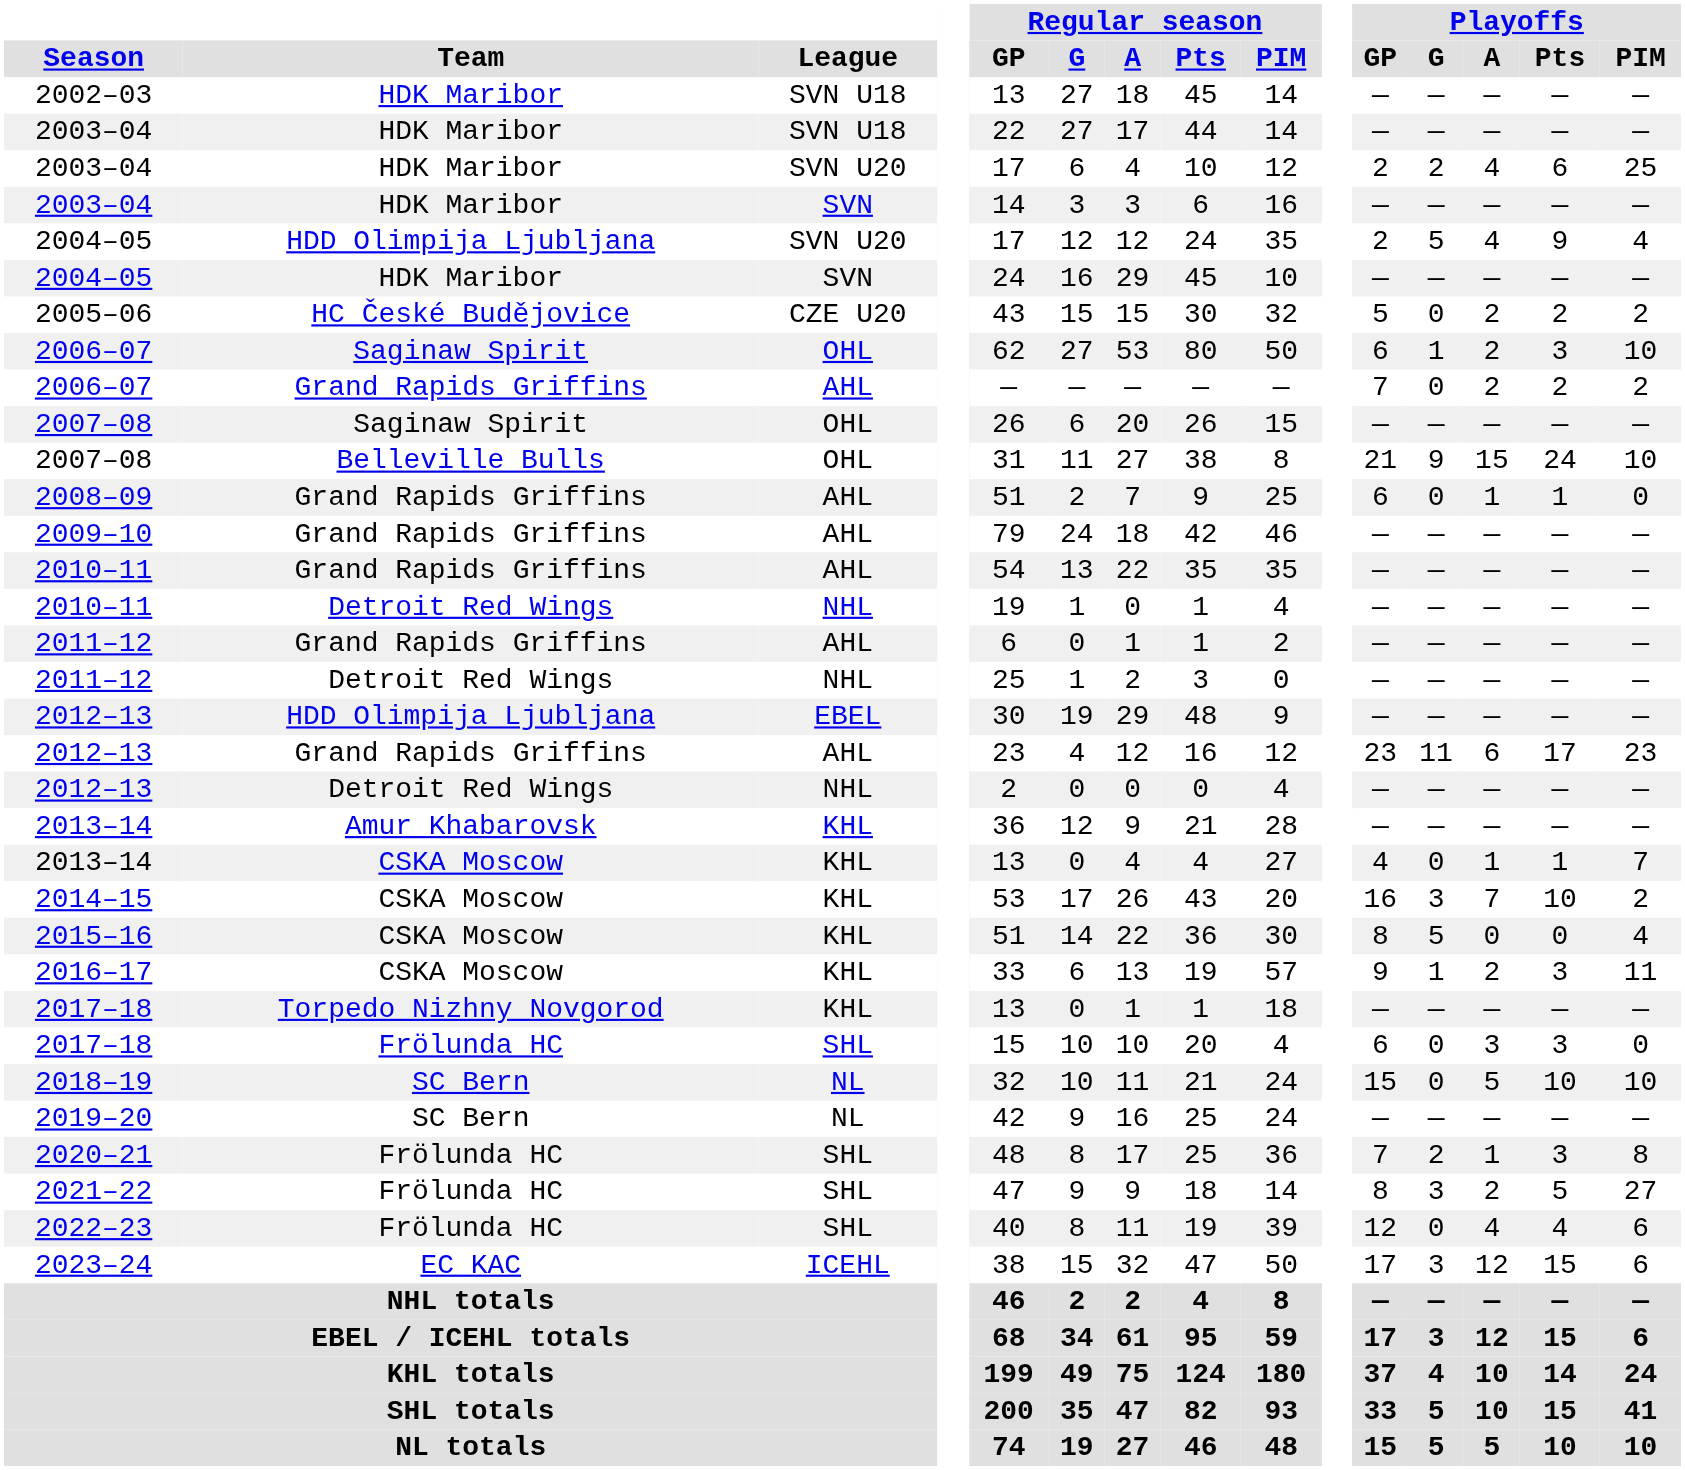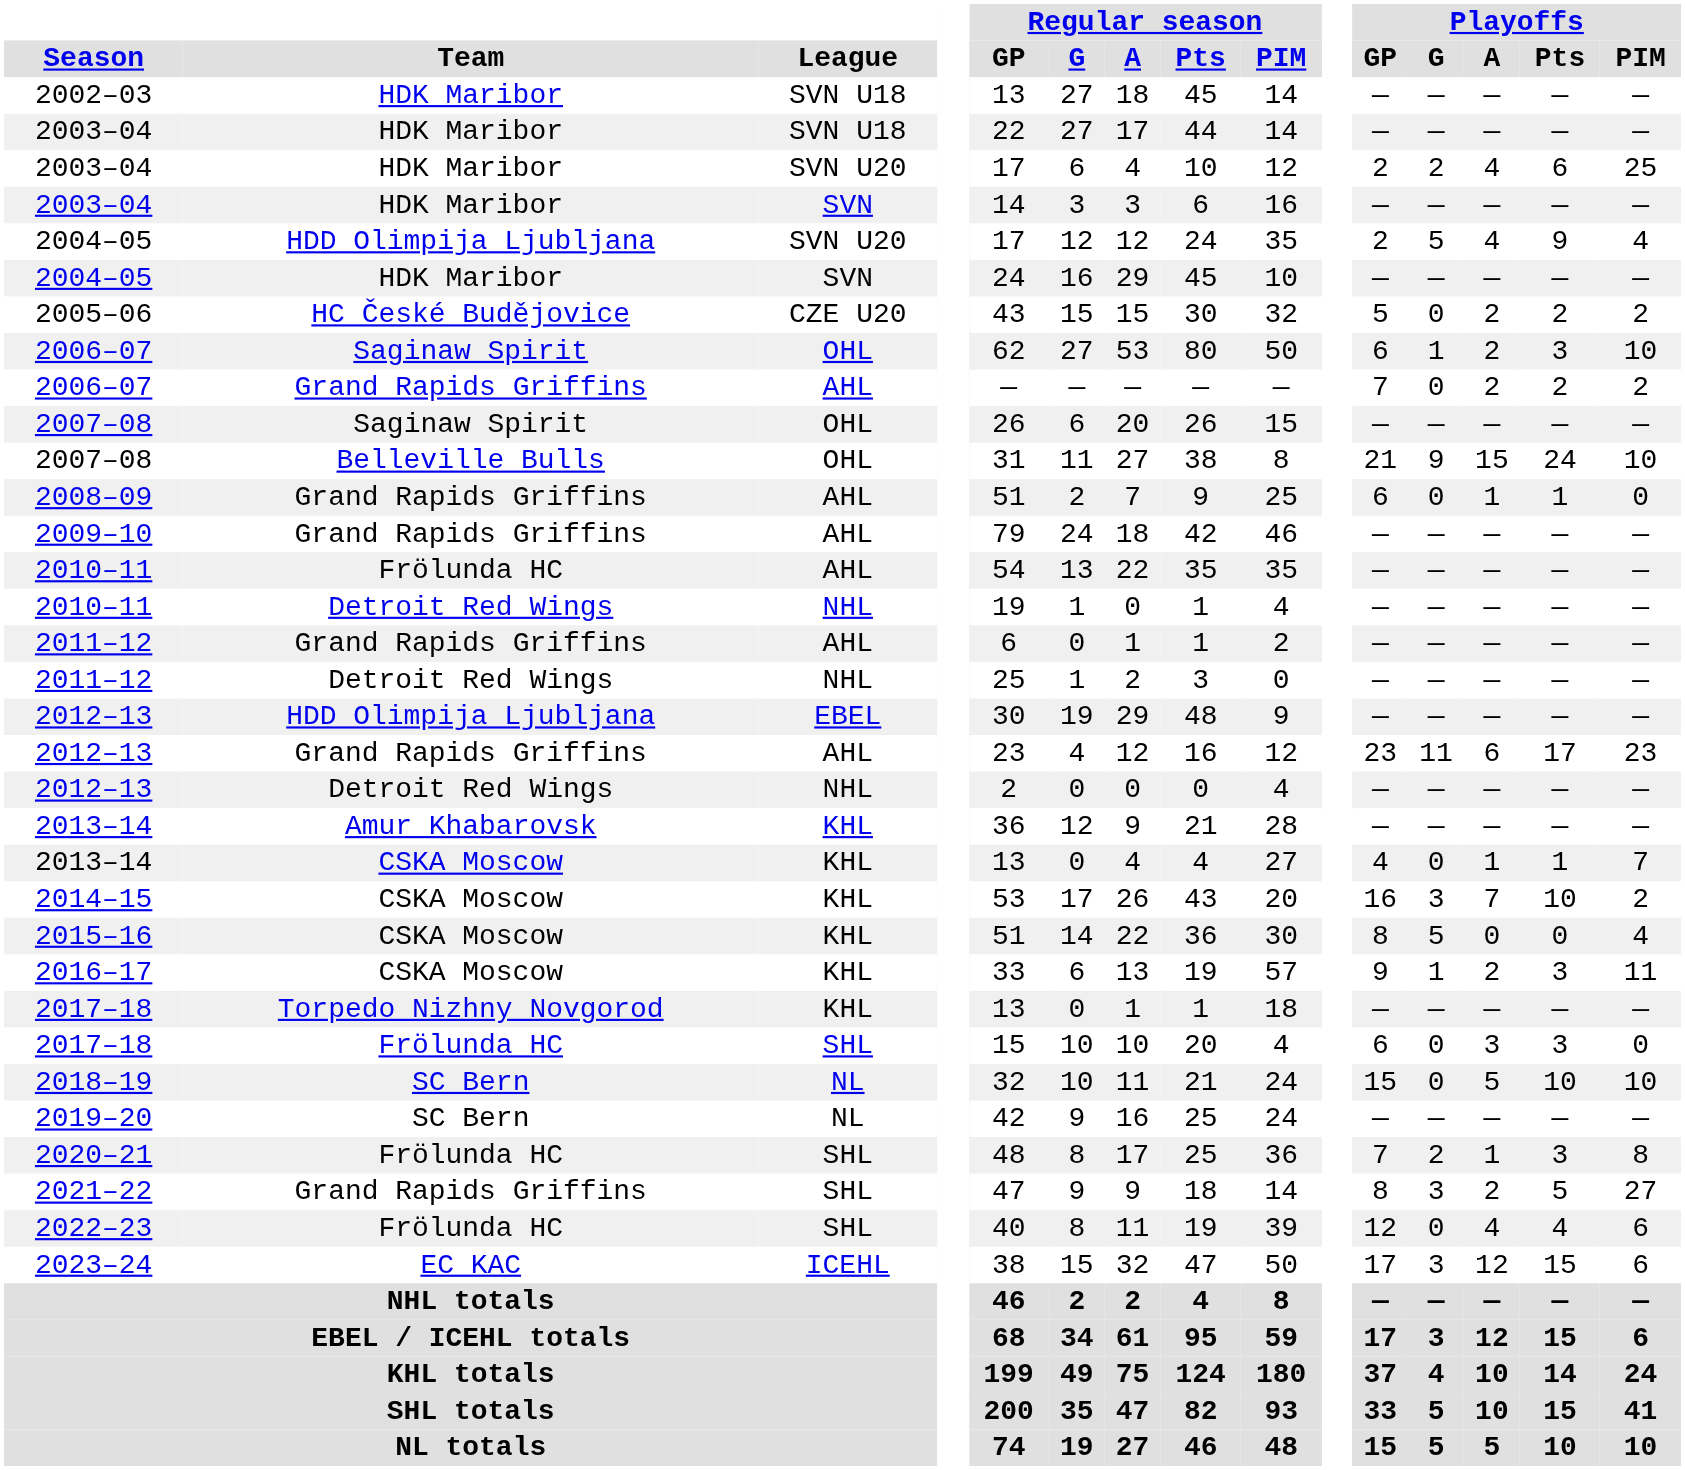(471, 571) Grand Rapids Griffins -> (471, 571) Frölunda HC
(471, 1192) Frölunda HC -> (471, 1192) Grand Rapids Griffins
